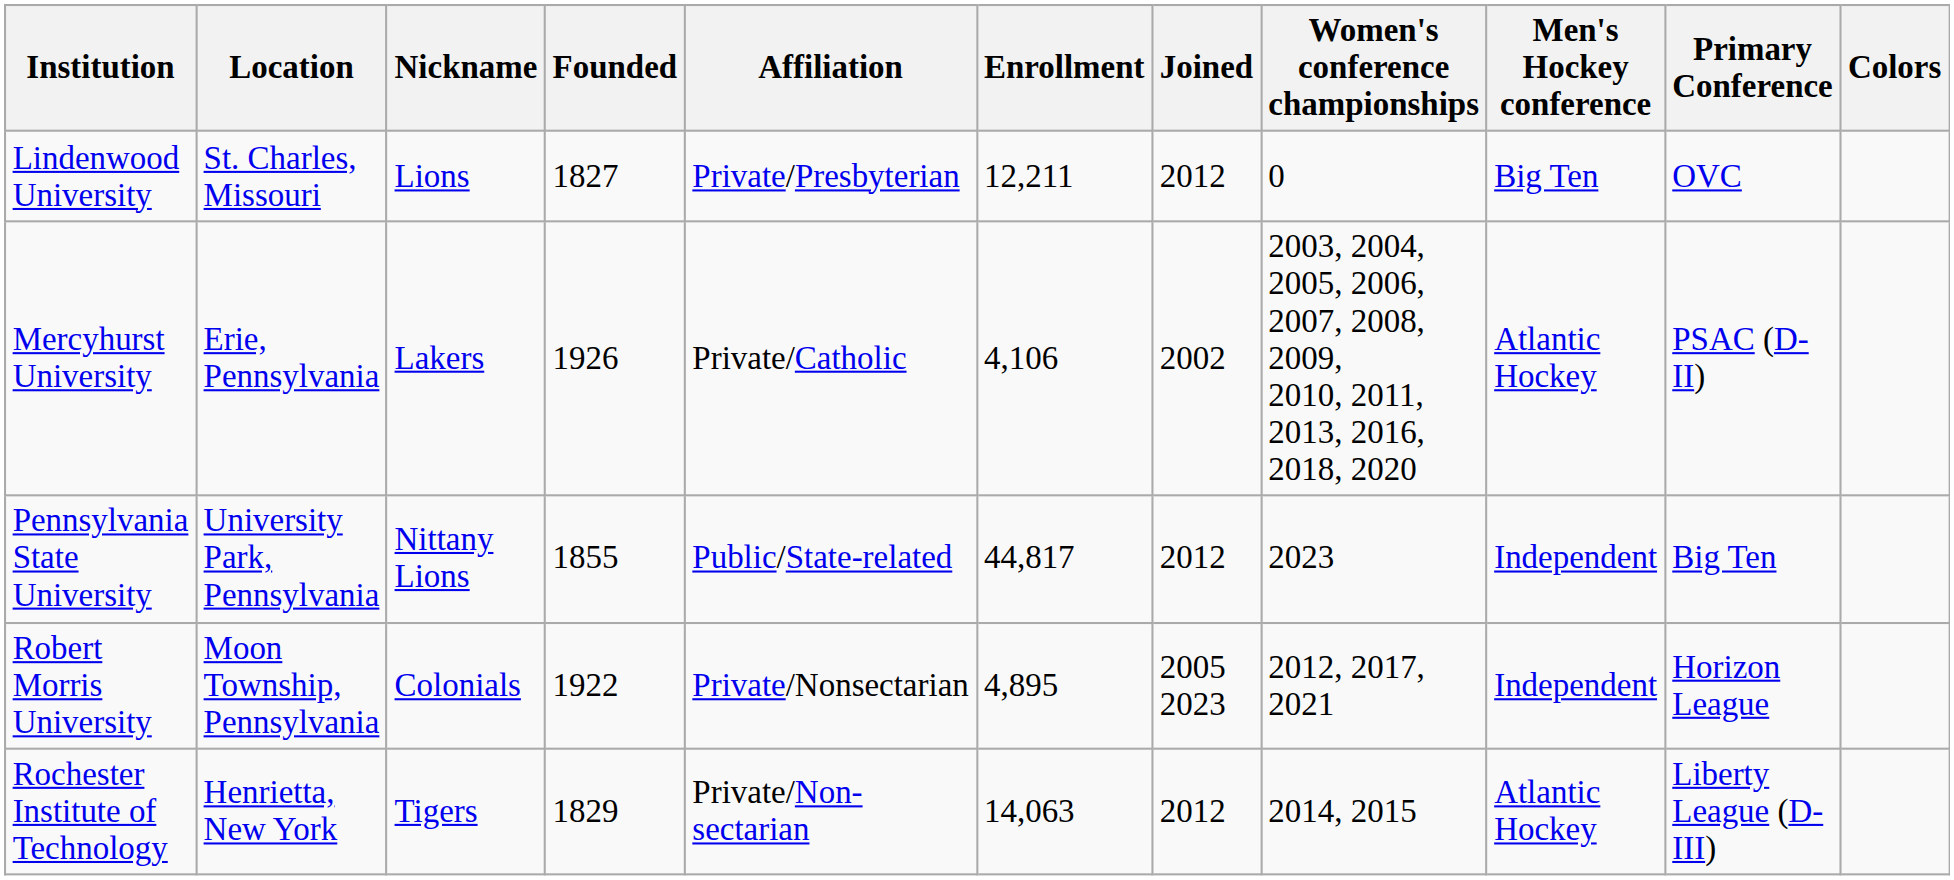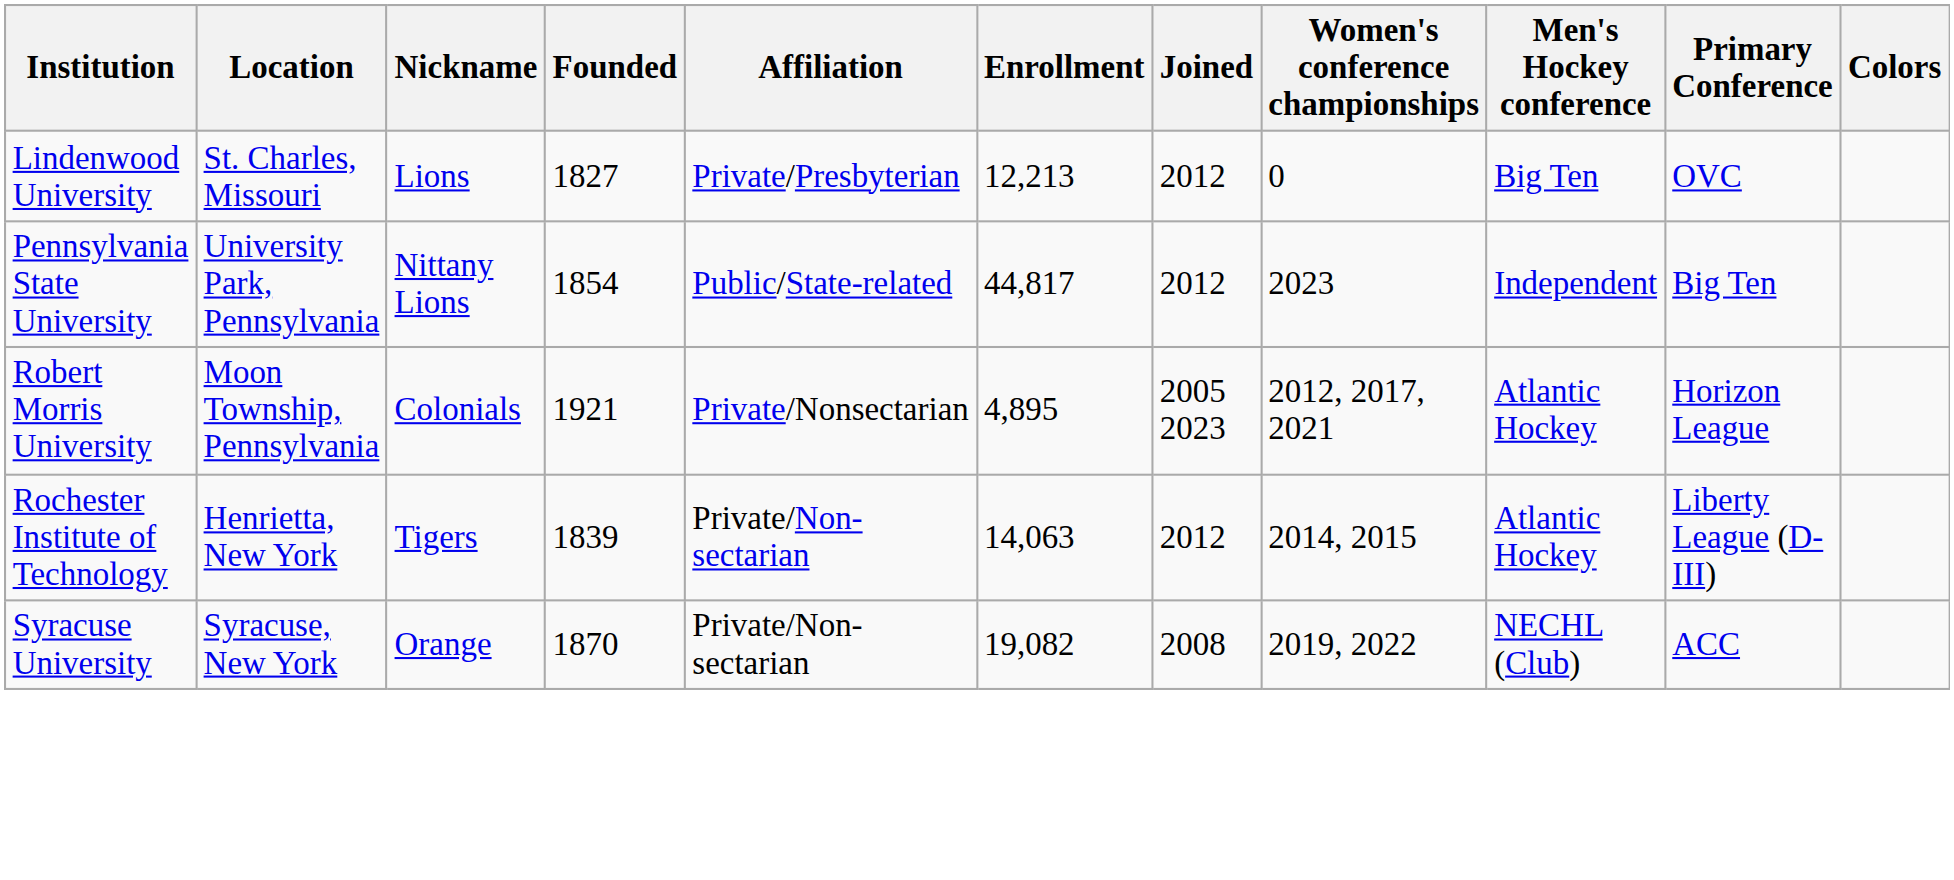(1029, 175) 12,211 -> (1029, 175) 12,213
- row: (89, 357)
(586, 558) 1855 -> (586, 283) 1854
(586, 684) 1922 -> (586, 409) 1921
(1576, 684) Independent -> (1547, 409) Atlantic Hockey
(586, 811) 1829 -> (586, 536) 1839
+ row: (82, 644)
